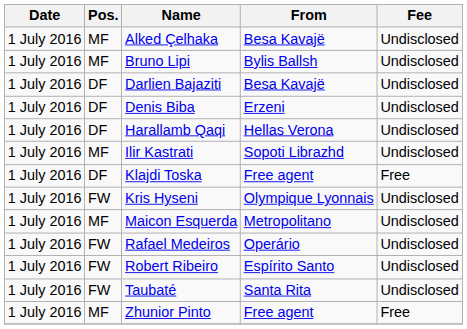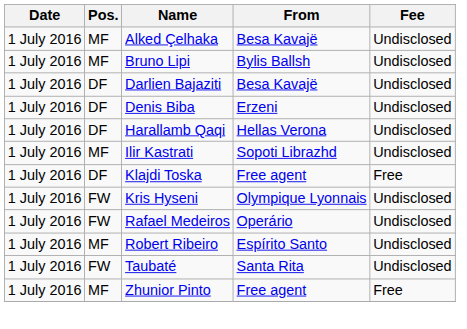- row: (181, 221)
(99, 267) FW -> (98, 244) MF
